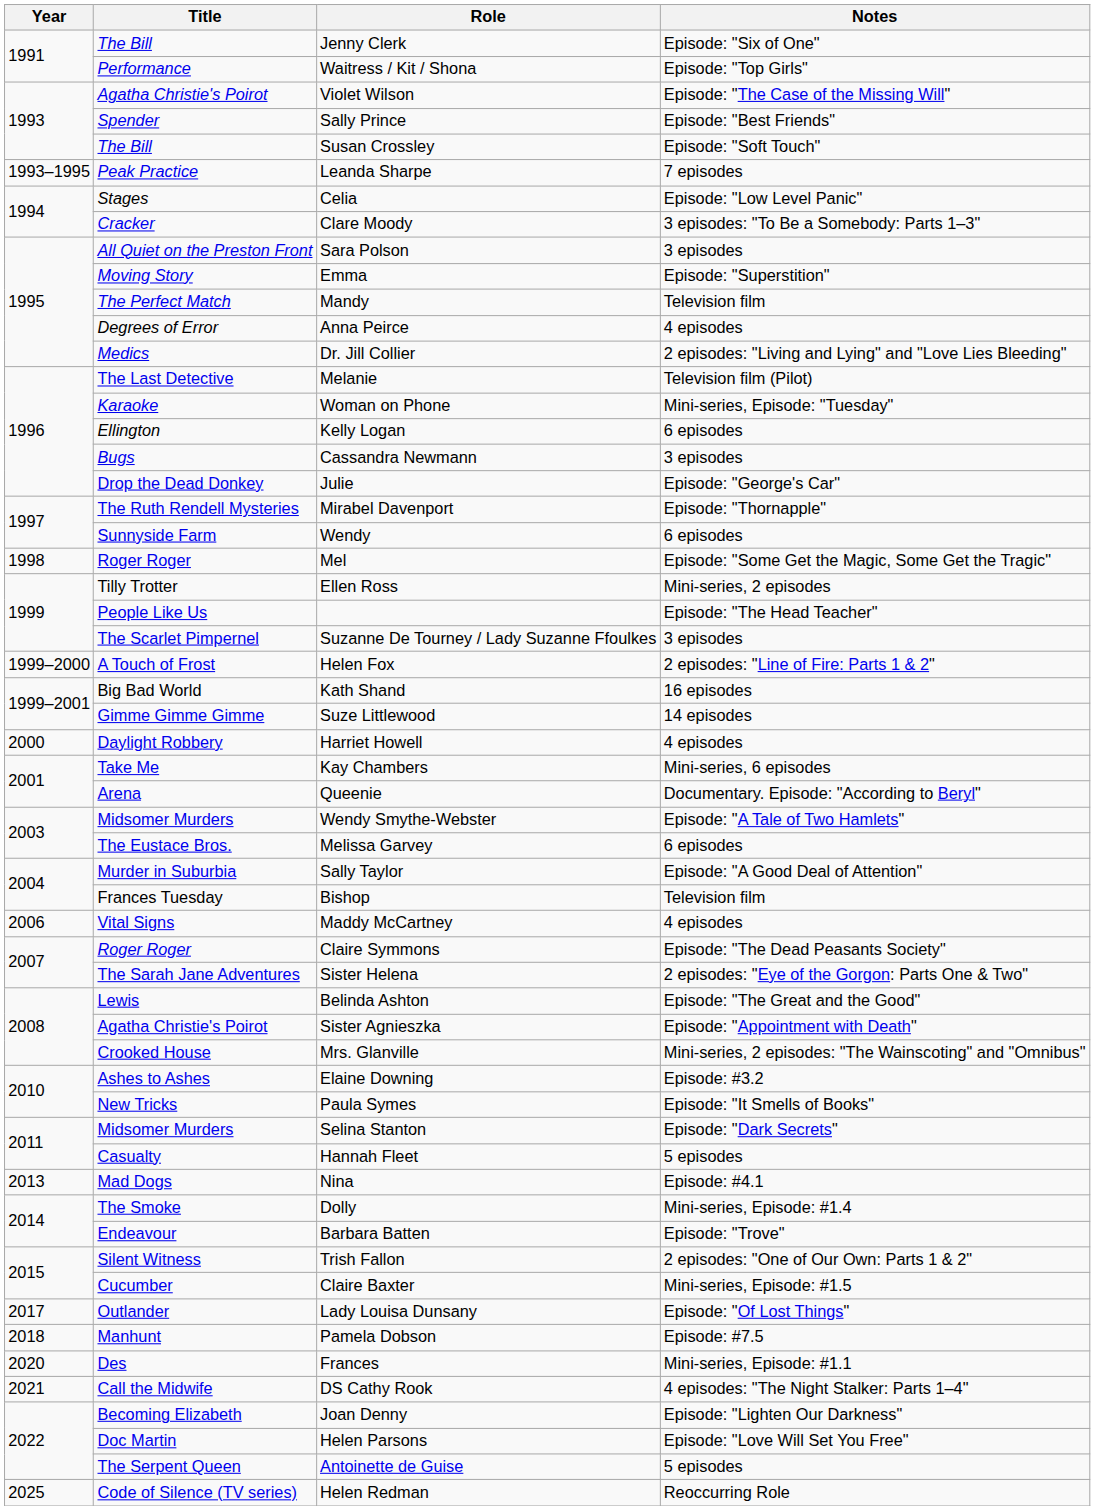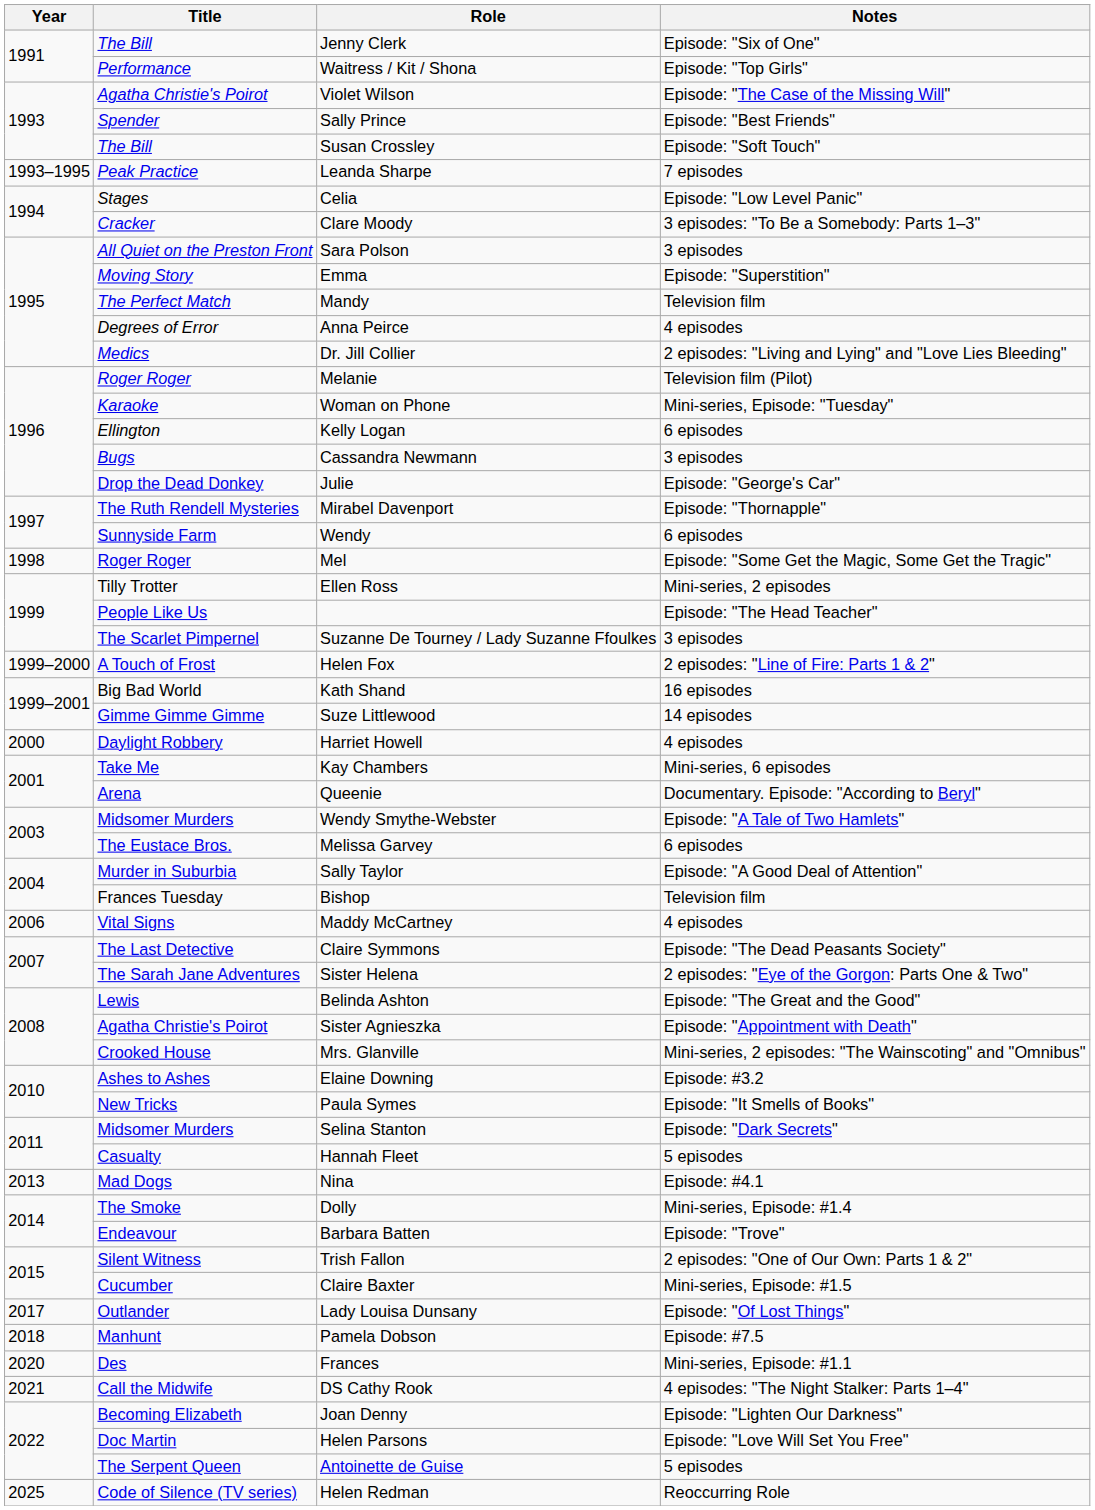(166, 379) The Last Detective -> (144, 379) Roger Roger
(144, 949) Roger Roger -> (166, 949) The Last Detective
